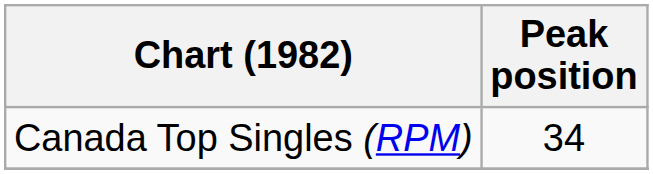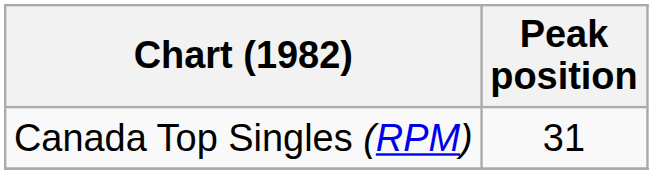(564, 137) 34 -> (564, 137) 31
